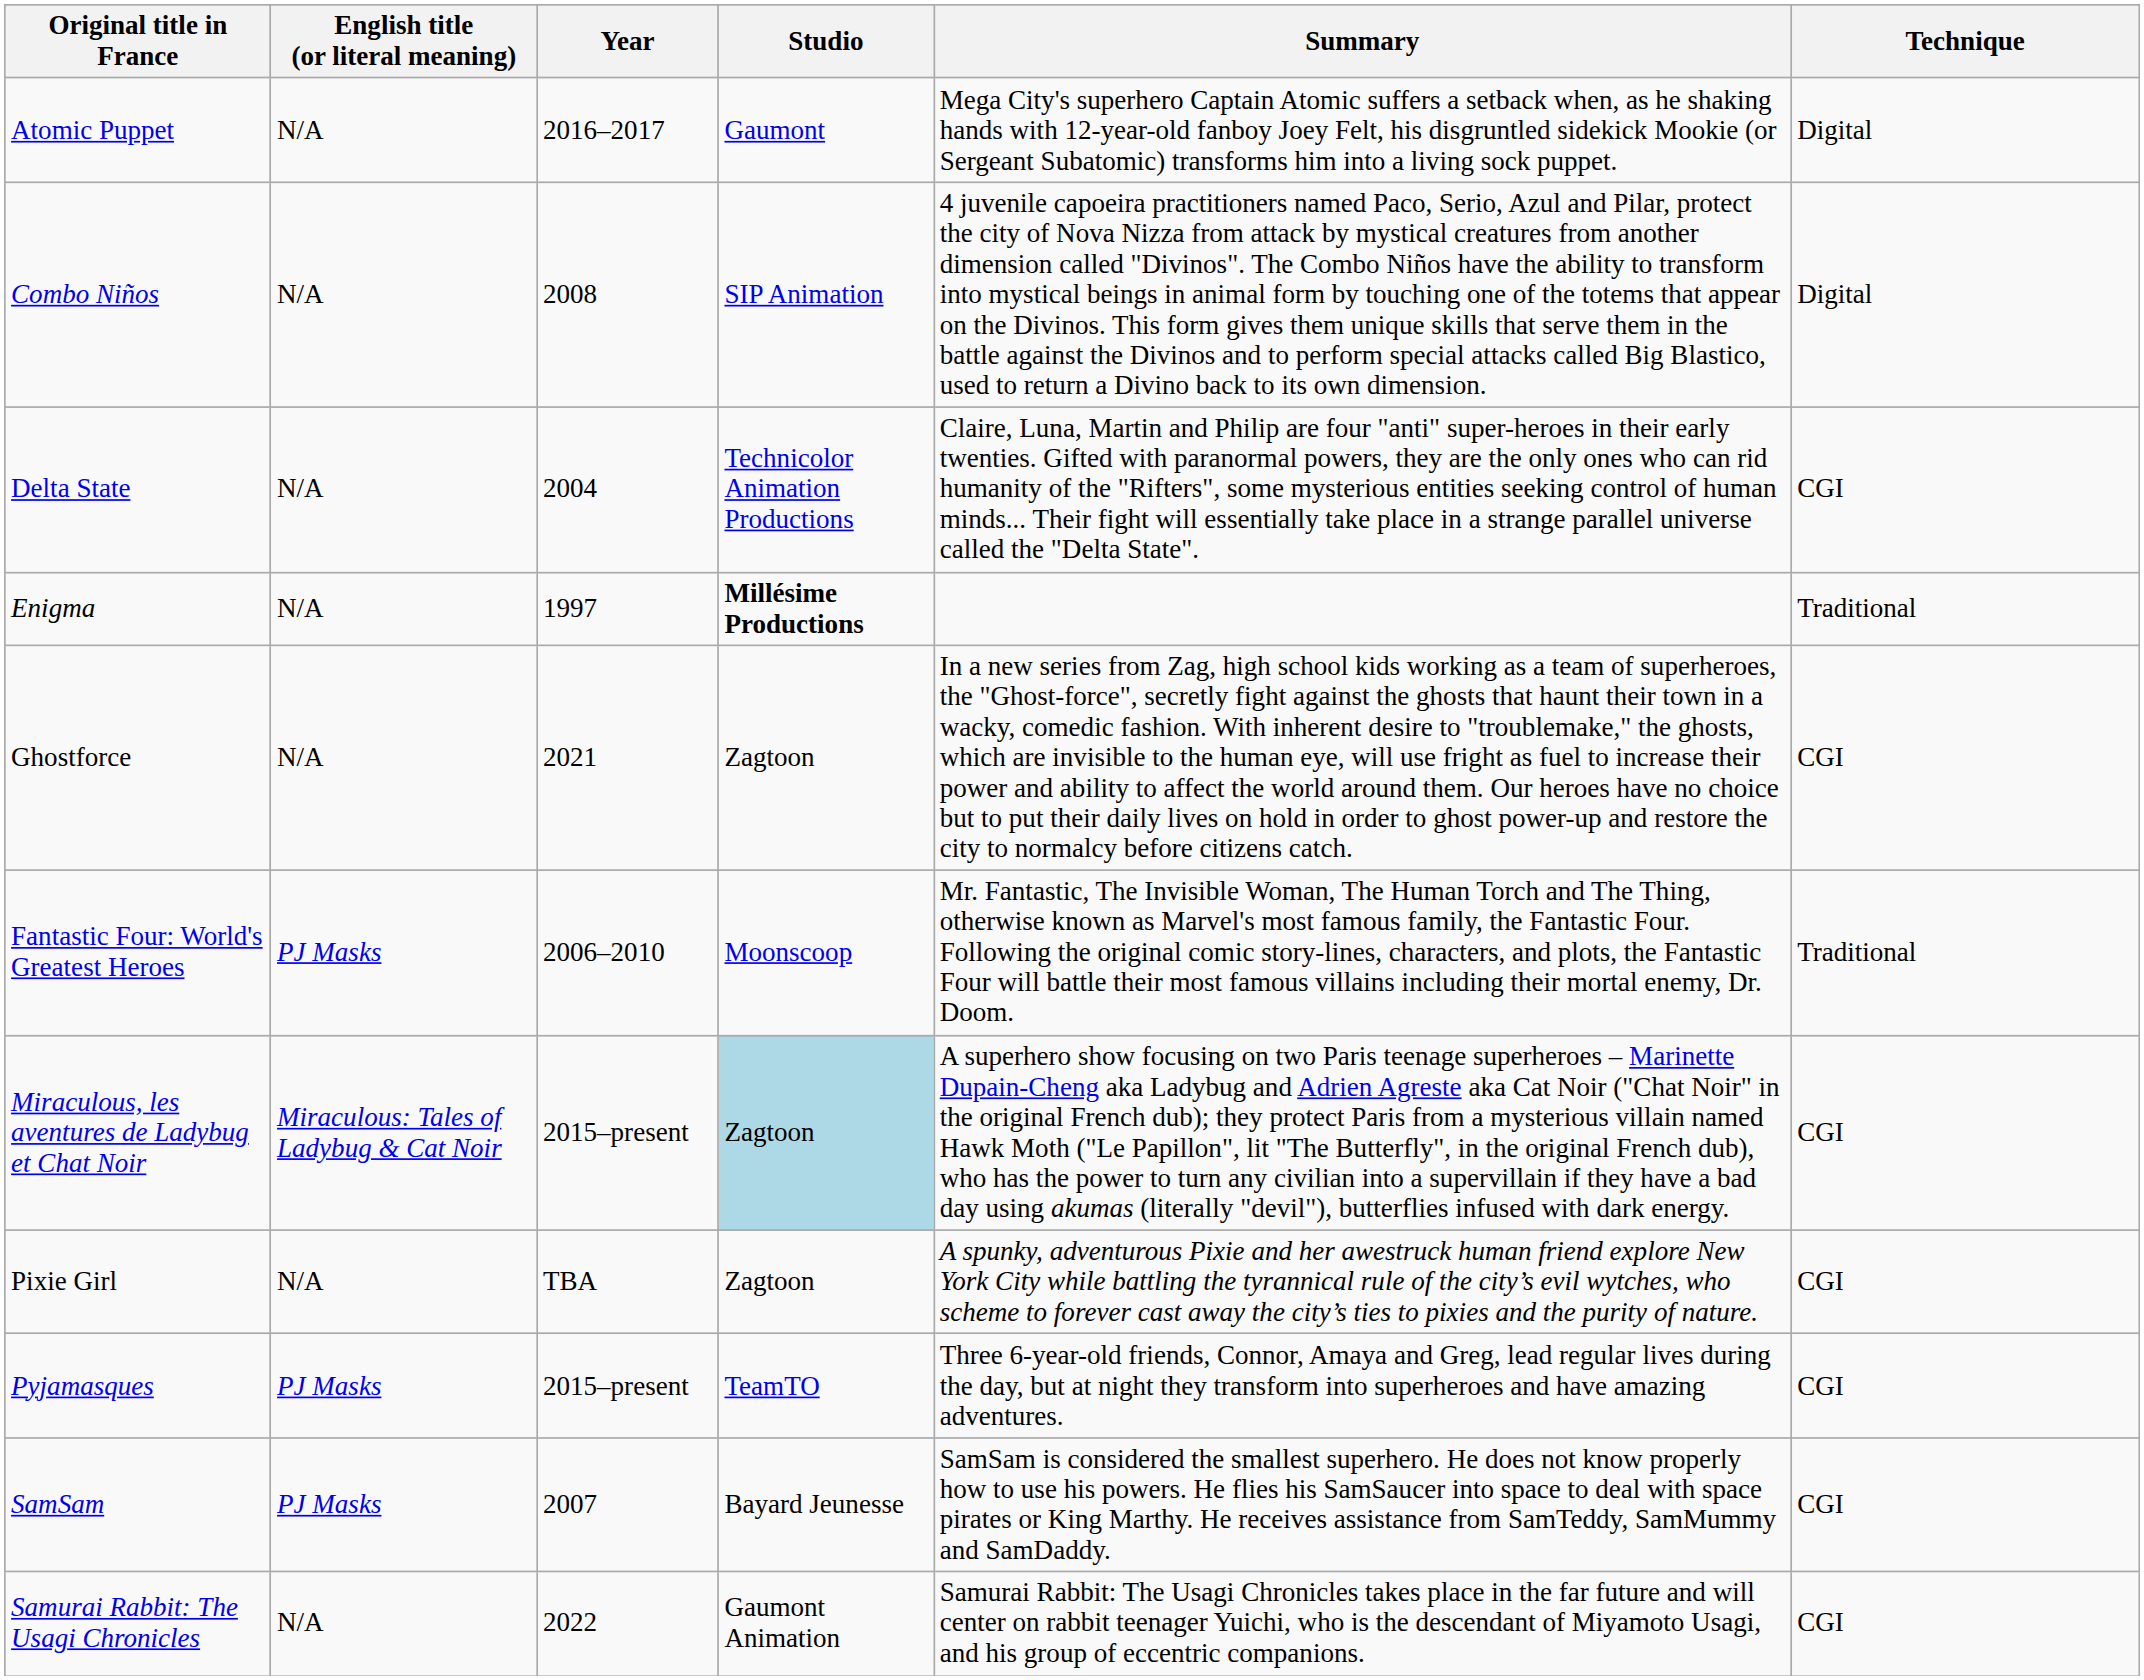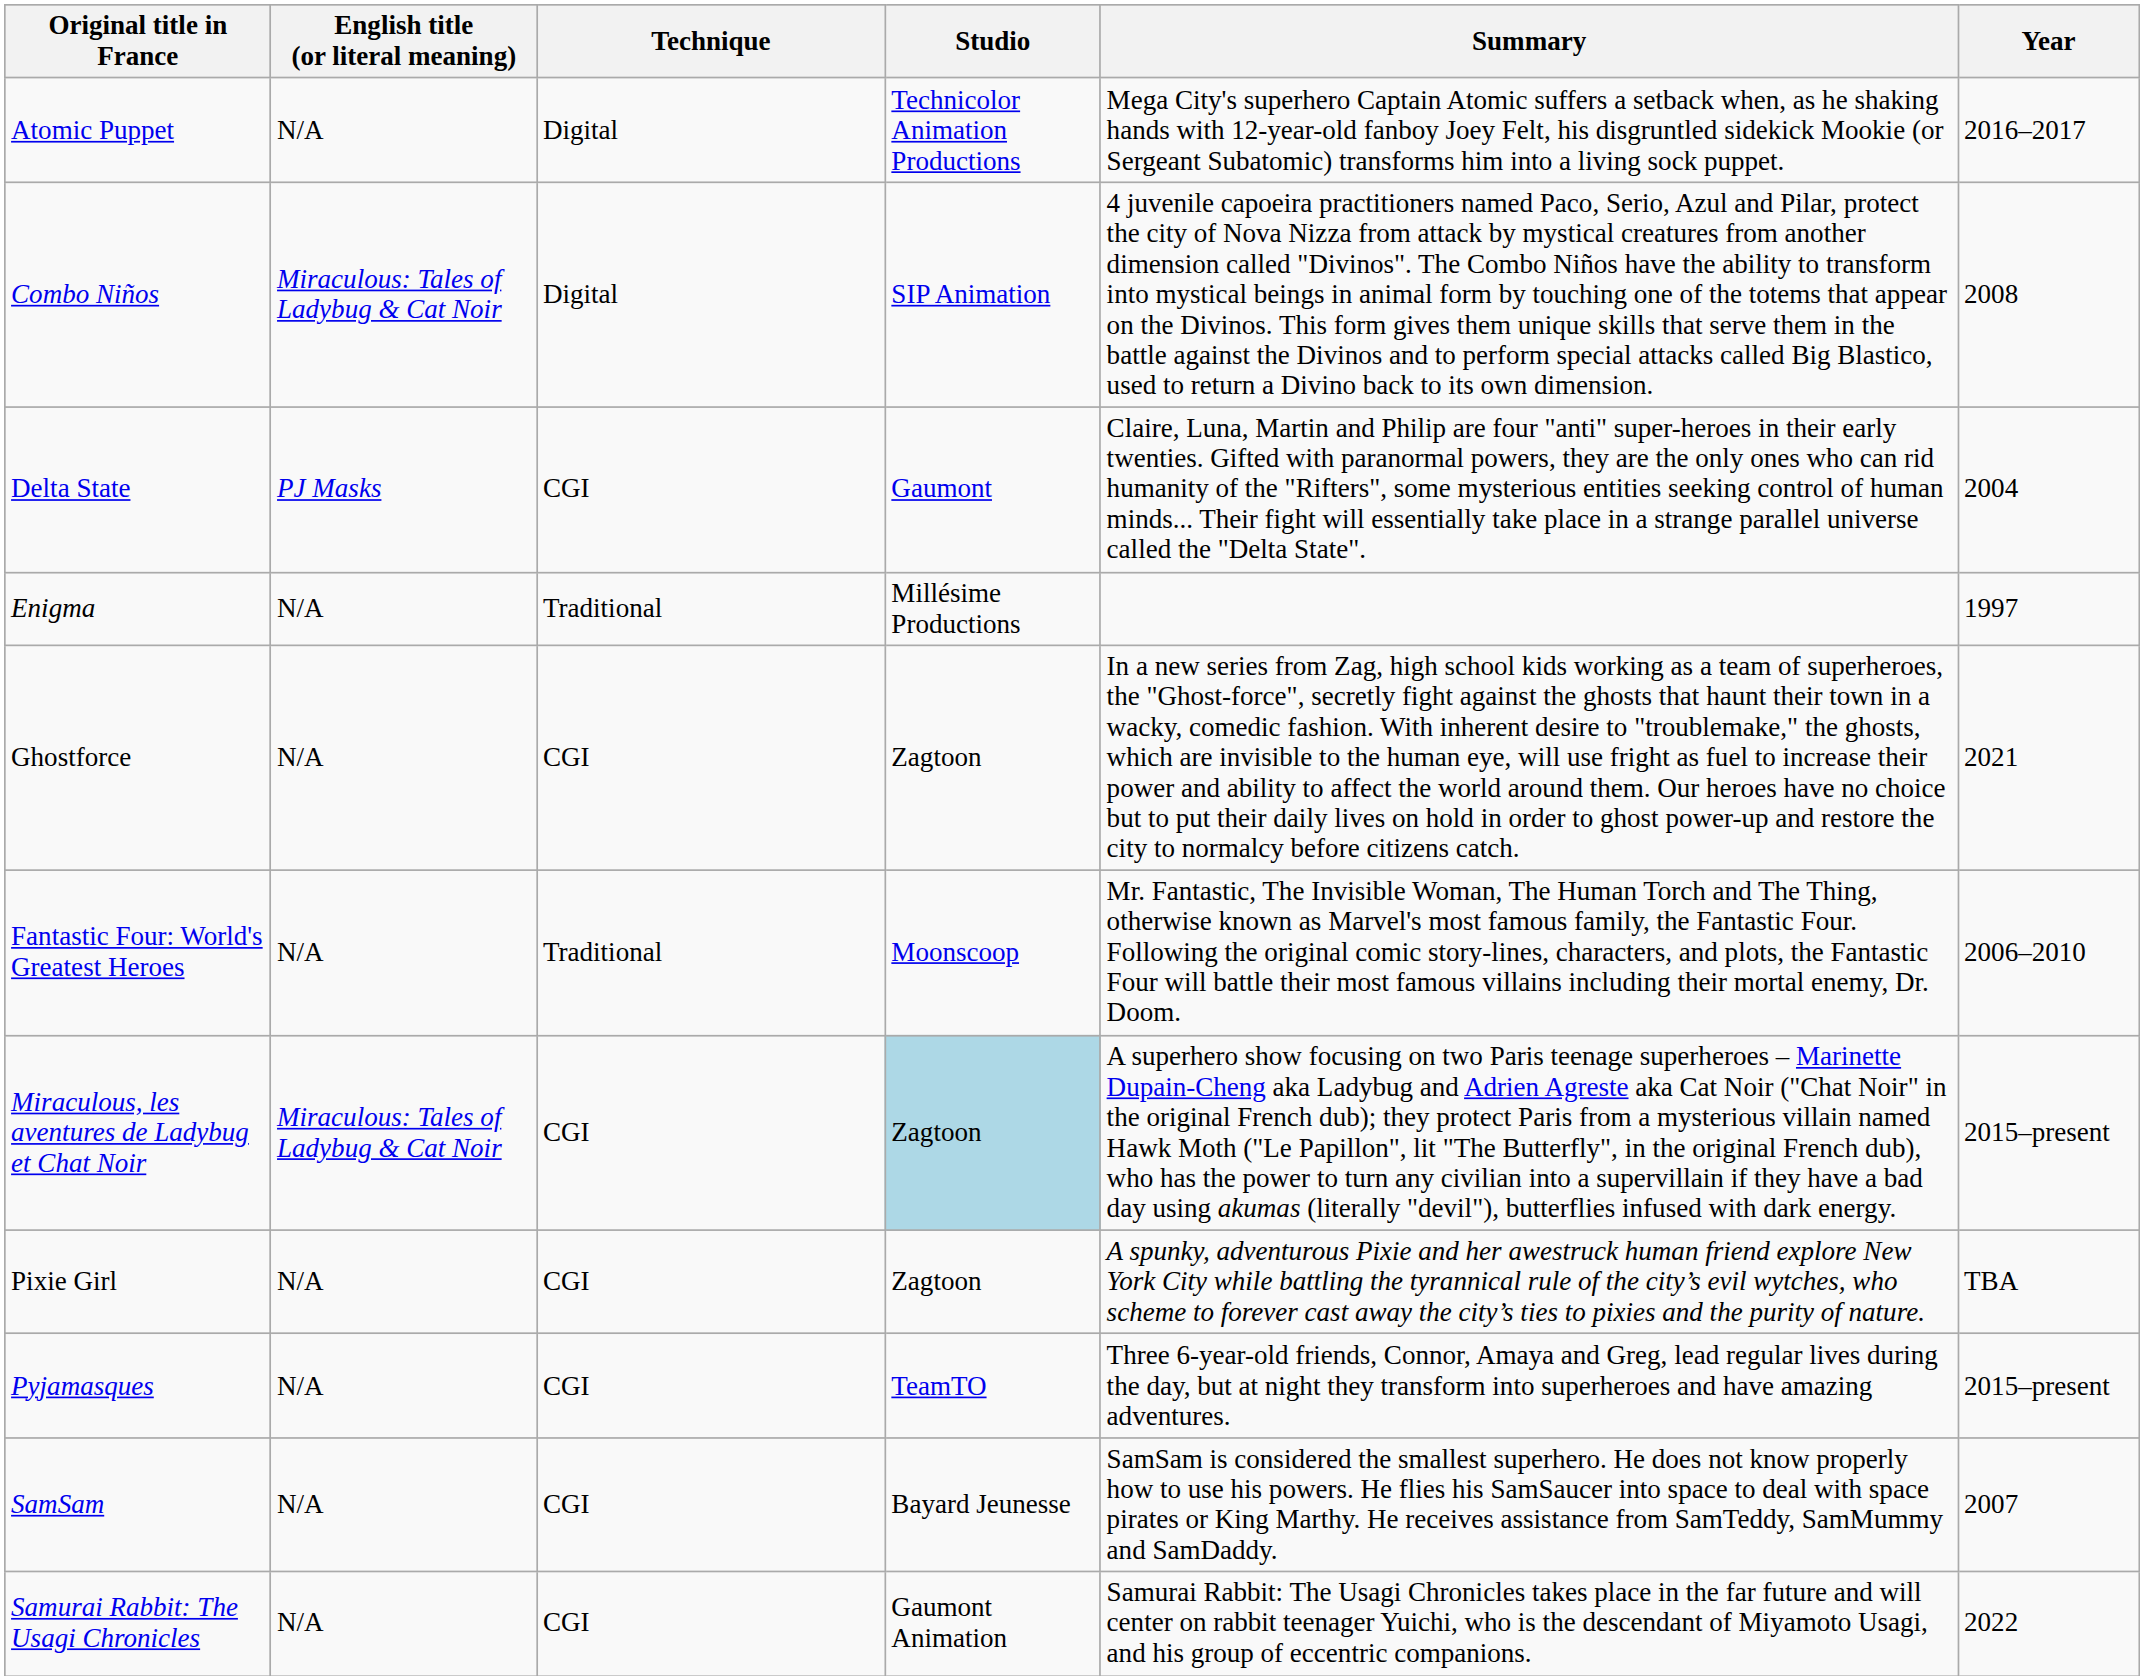columns swapped: (627, 41) <-> (1965, 41)
(775, 129) Gaumont -> (956, 129) Technicolor Animation Productions
(300, 294) N/A -> (389, 294) Miraculous: Tales of Ladybug & Cat Noir
(300, 489) N/A -> (329, 489) PJ Masks
(789, 489) Technicolor Animation Productions -> (942, 489) Gaumont
(794, 608) bold -> (956, 608) normal
(329, 952) PJ Masks -> (300, 952) N/A
(329, 1385) PJ Masks -> (300, 1385) N/A
(329, 1504) PJ Masks -> (300, 1504) N/A
